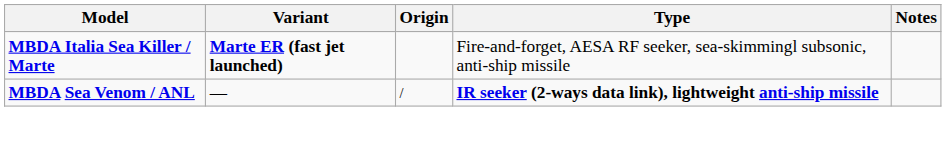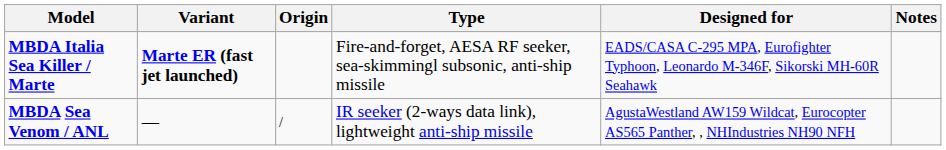+ column: (746, 18)
(668, 92) bold -> (436, 121) normal
